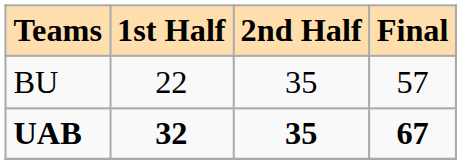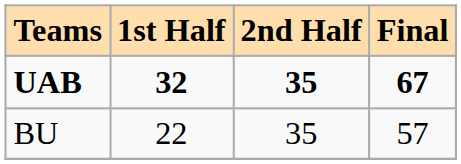rows swapped: (36, 81) <-> (48, 132)
